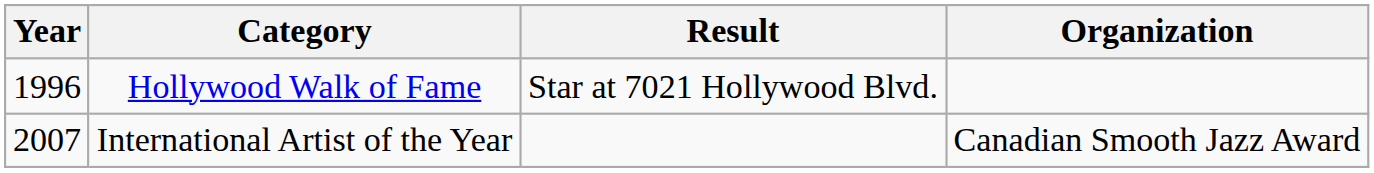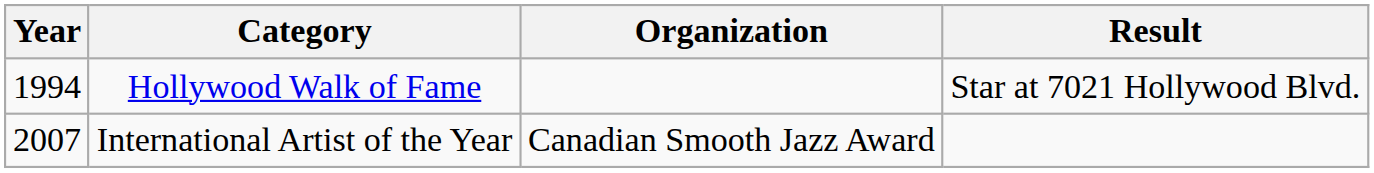columns swapped: (1157, 31) <-> (733, 31)
(47, 85) 1996 -> (47, 85) 1994
